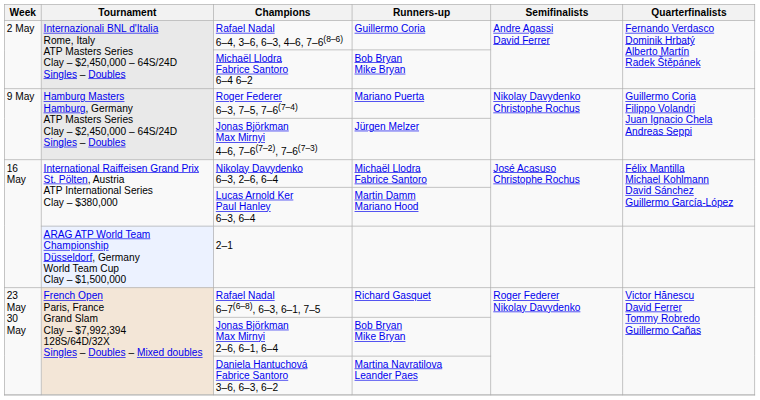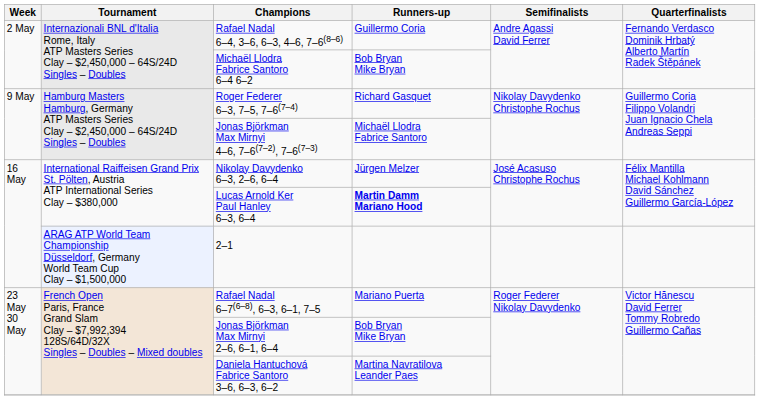(389, 97) Mariano Puerta -> (393, 97) Richard Gasquet
(387, 127) Jürgen Melzer -> (391, 132) Michaël Llodra Fabrice Santoro
(391, 173) Michaël Llodra Fabrice Santoro -> (387, 168) Jürgen Melzer
(387, 201) normal -> (388, 201) bold
(393, 296) Richard Gasquet -> (389, 296) Mariano Puerta
